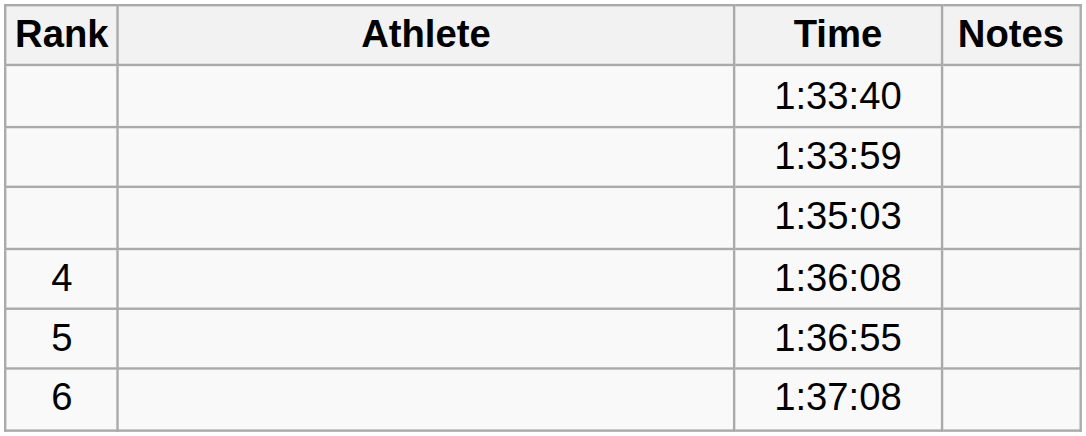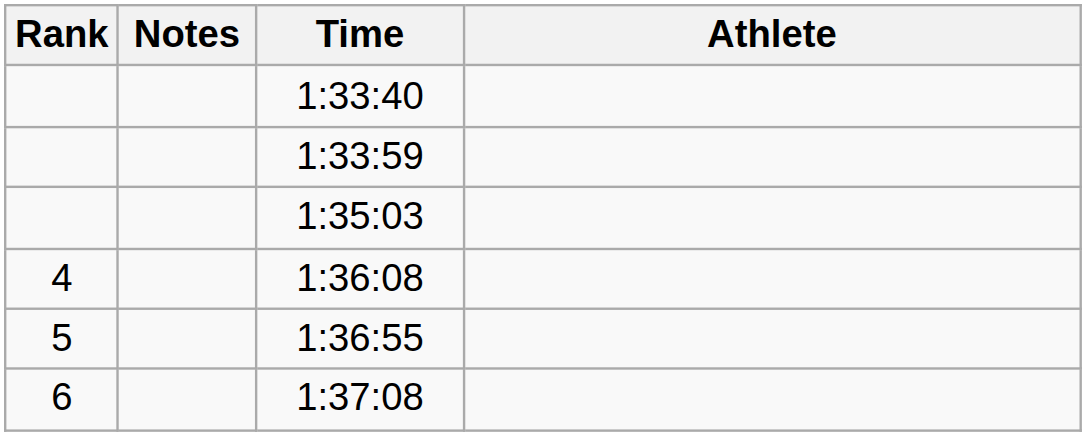columns swapped: (426, 34) <-> (1011, 34)
